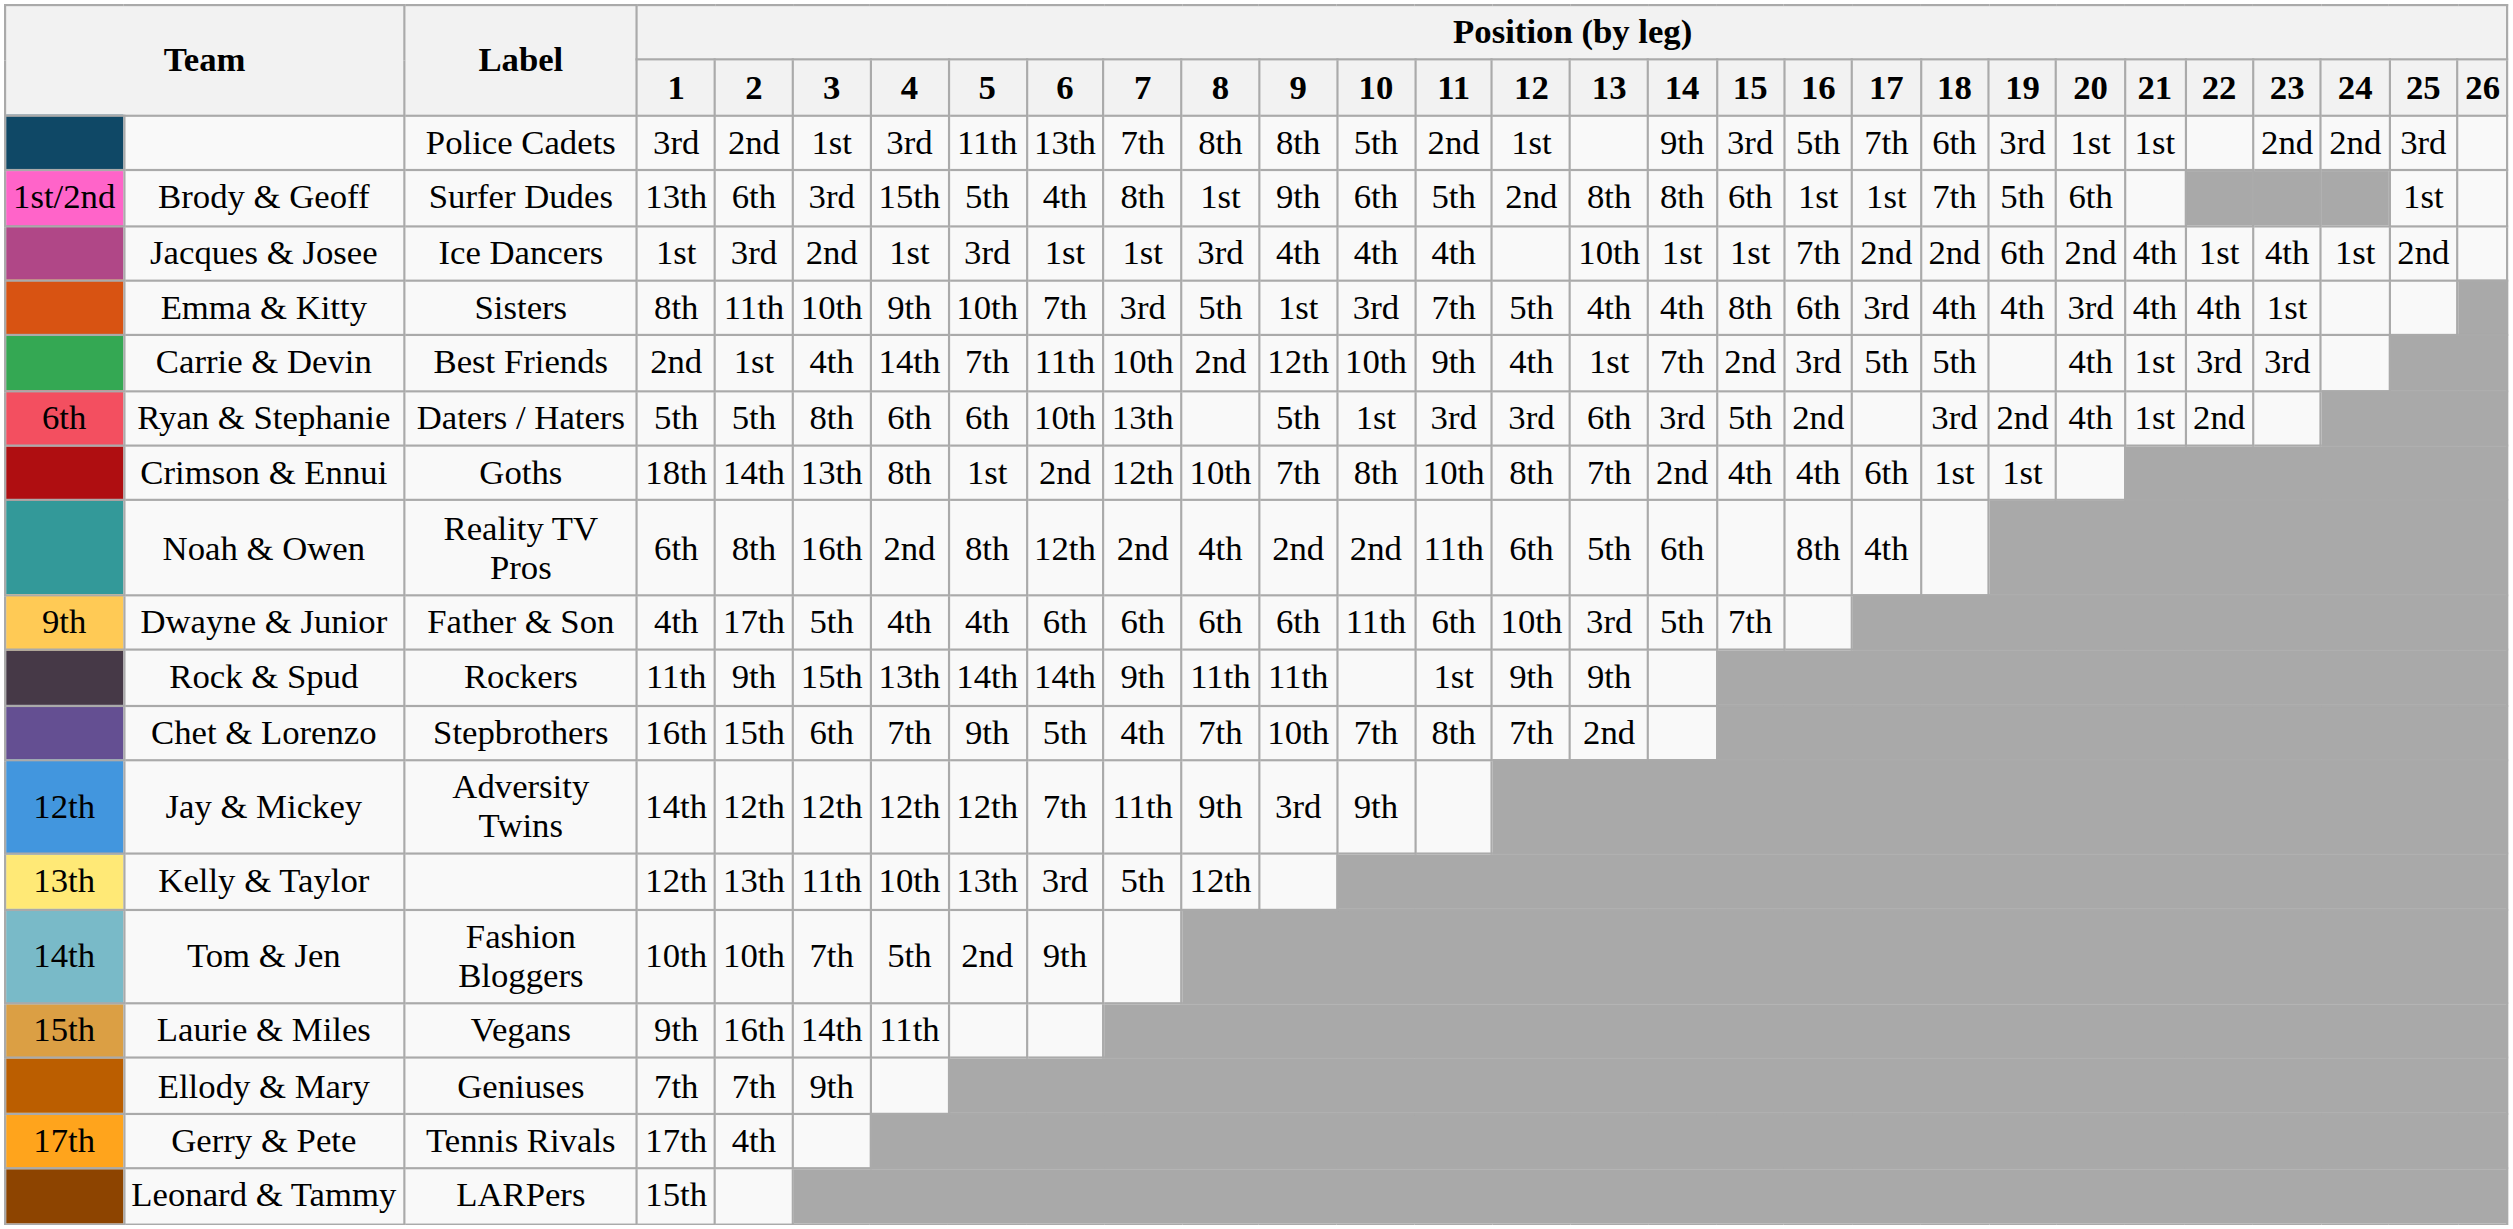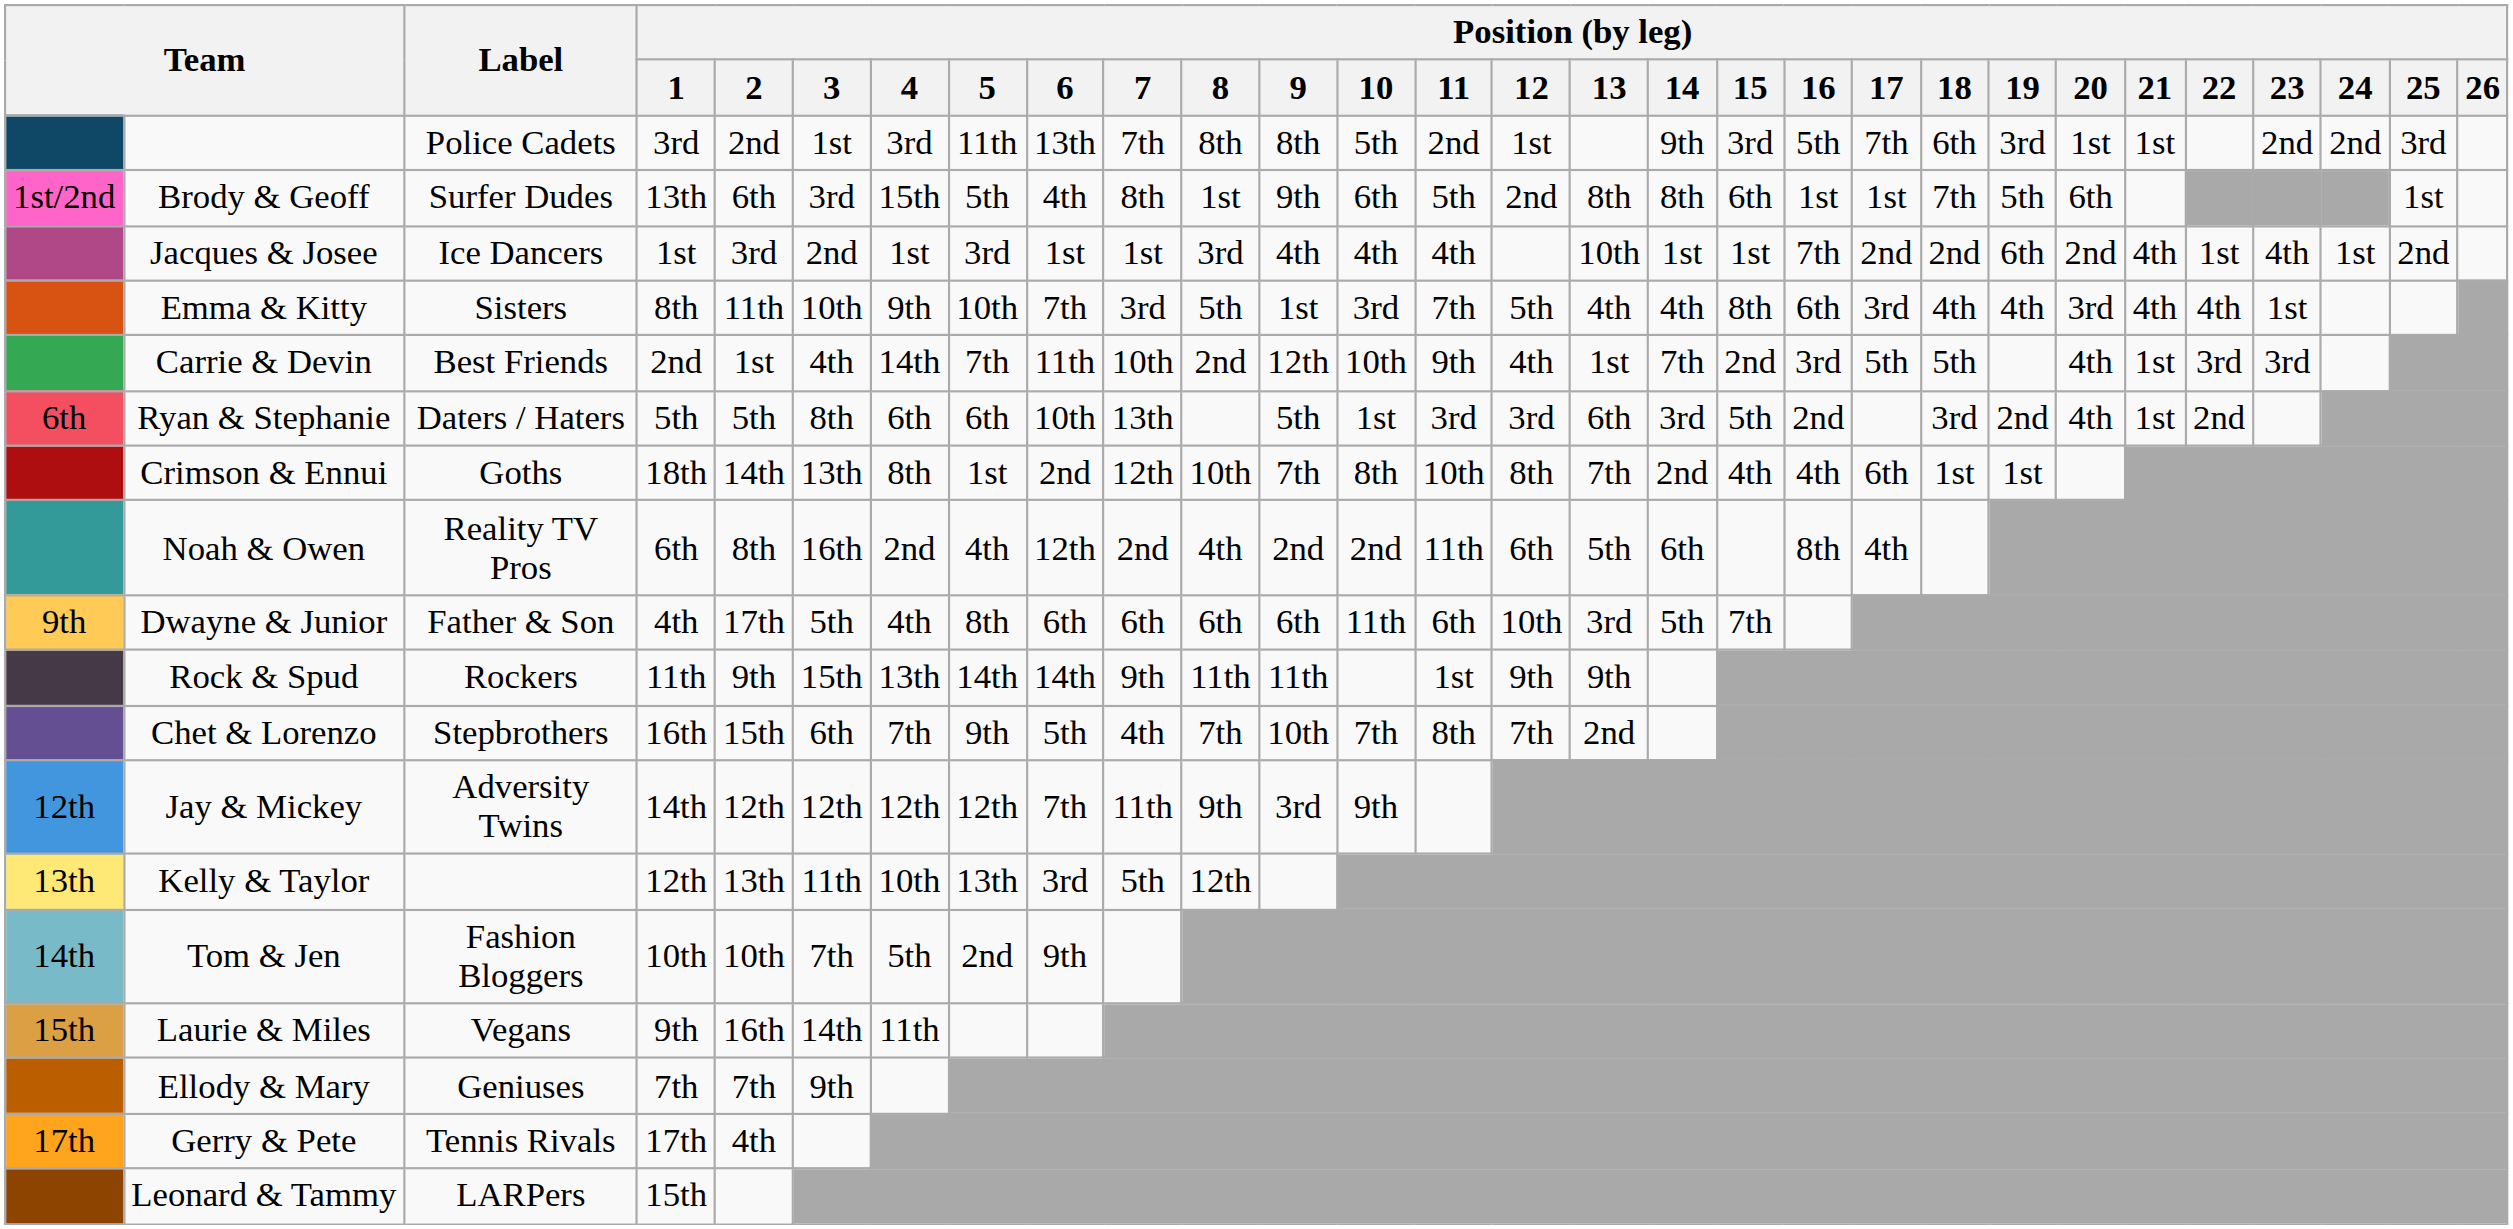(987, 547) 8th -> (987, 547) 4th
(987, 621) 4th -> (987, 621) 8th
